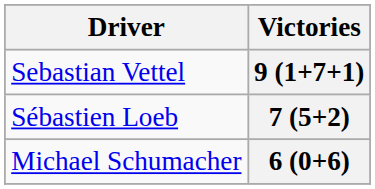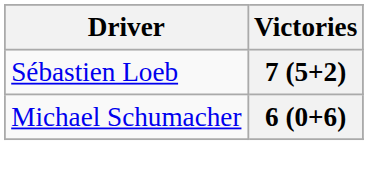- row: (309, 71)
